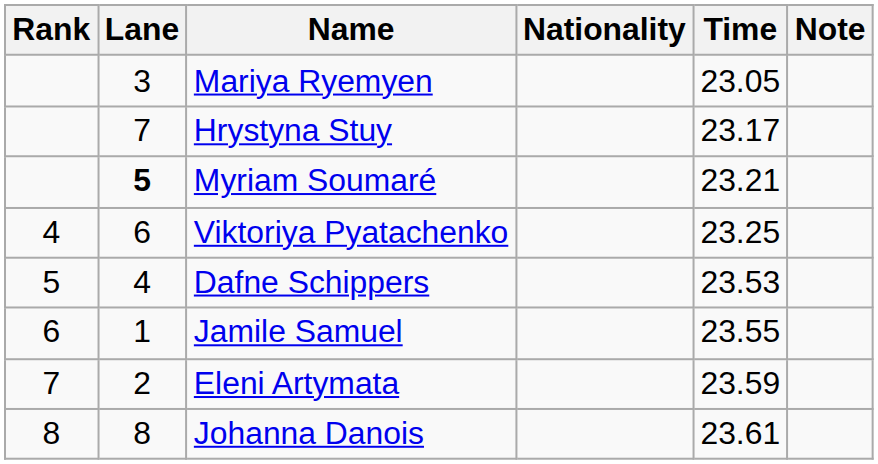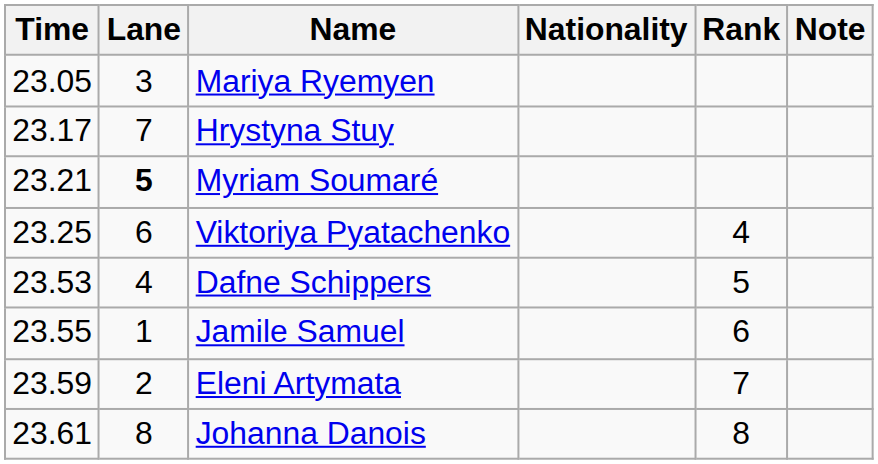columns swapped: (51, 29) <-> (740, 29)
